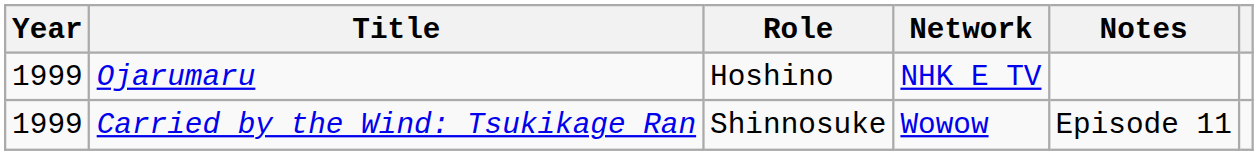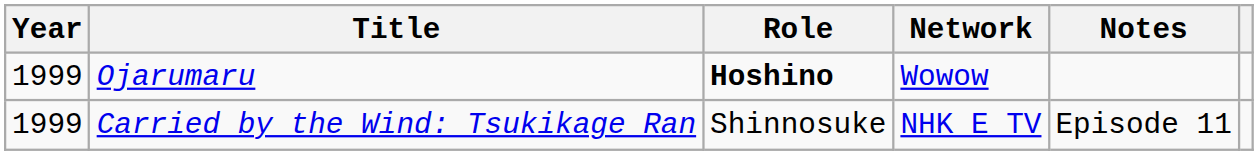(772, 77) normal -> (772, 77) bold
(971, 77) NHK E TV -> (944, 77) Wowow
(944, 125) Wowow -> (971, 125) NHK E TV
